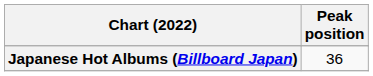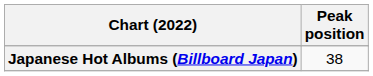(335, 58) 36 -> (335, 58) 38
